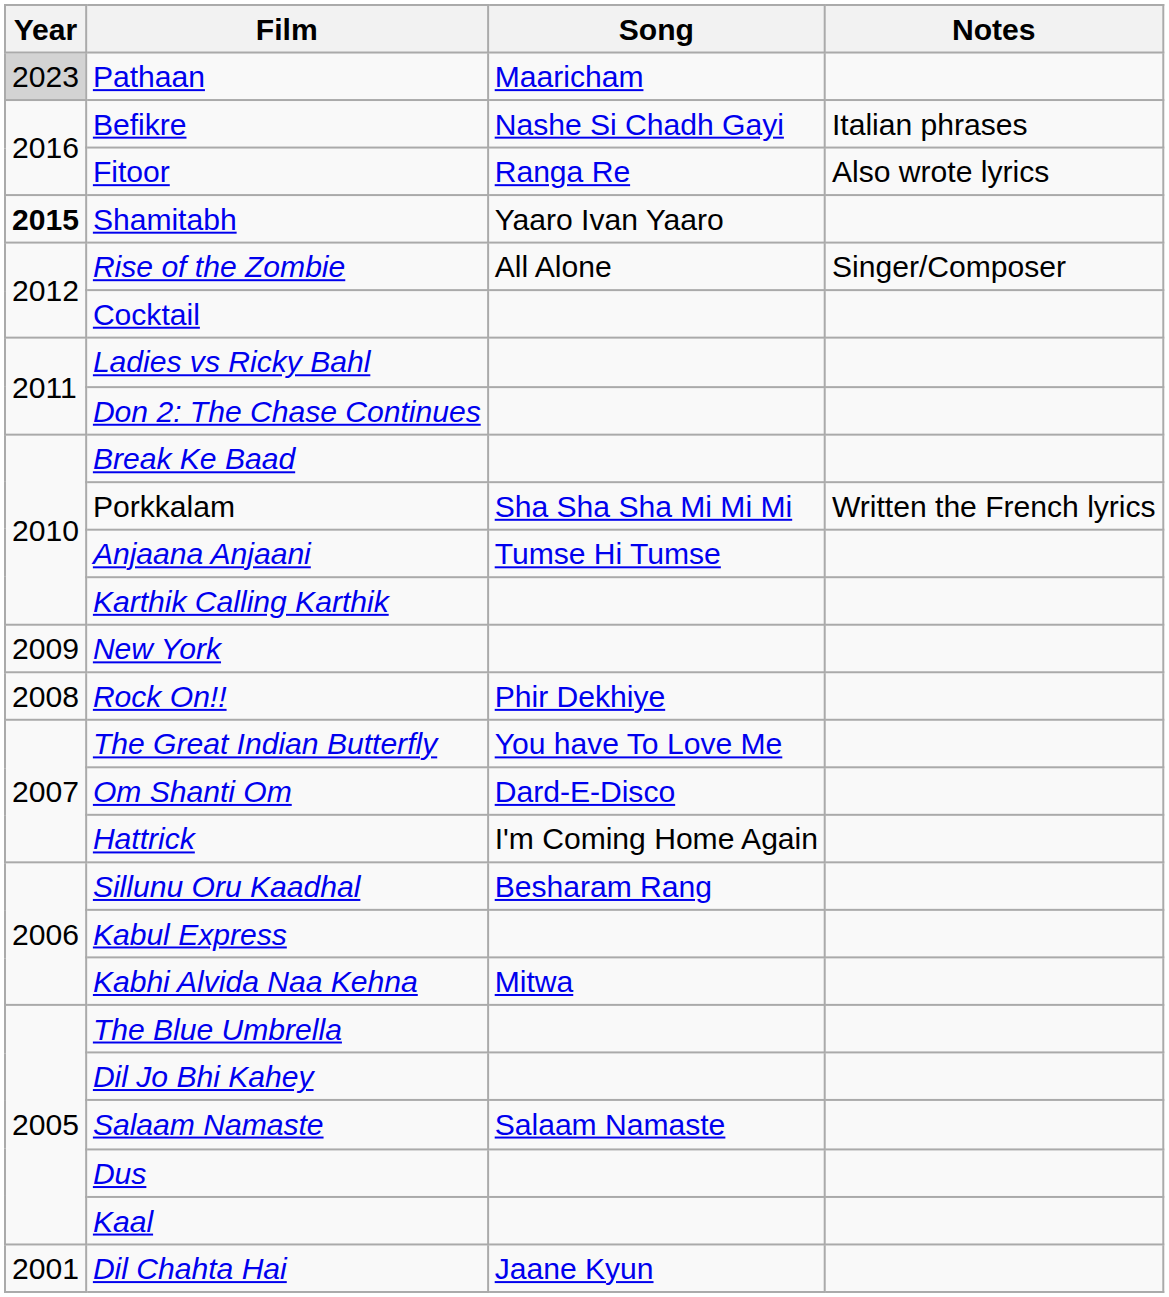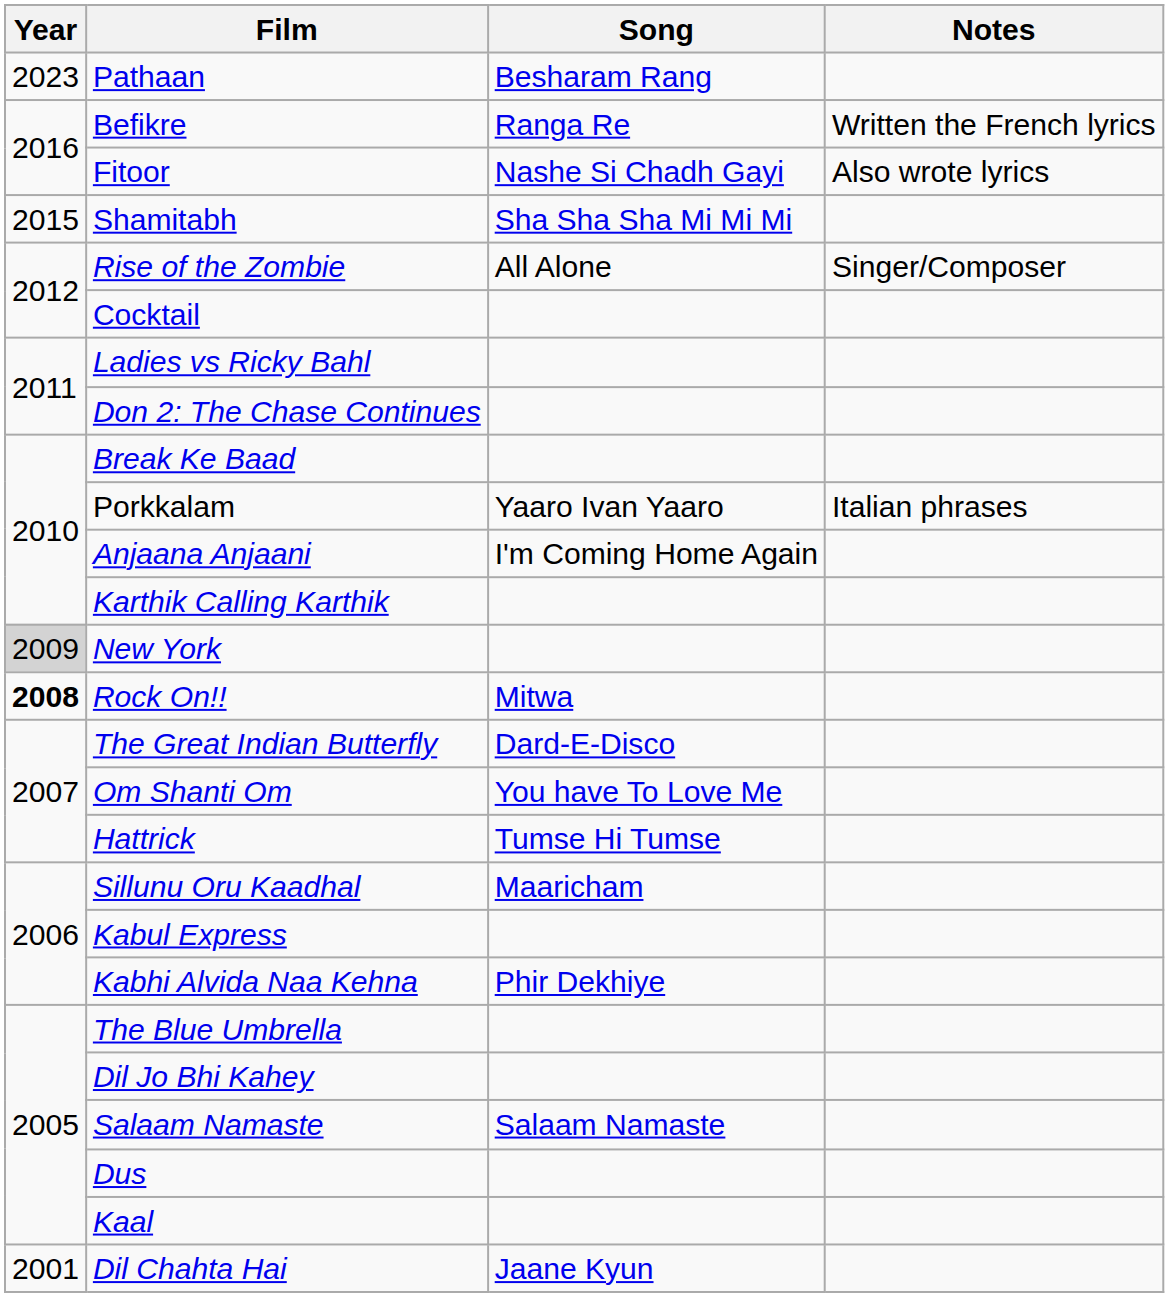(45, 77) lightgrey background -> (45, 77) no background
(569, 77) Maaricham -> (603, 77) Besharam Rang
(639, 124) Nashe Si Chadh Gayi -> (562, 124) Ranga Re
(930, 124) Italian phrases -> (994, 124) Written the French lyrics
(562, 172) Ranga Re -> (639, 172) Nashe Si Chadh Gayi
(45, 220) bold -> (45, 220) normal
(609, 220) Yaaro Ivan Yaaro -> (643, 220) Sha Sha Sha Mi Mi Mi
(643, 505) Sha Sha Sha Mi Mi Mi -> (609, 505) Yaaro Ivan Yaaro
(994, 505) Written the French lyrics -> (930, 505) Italian phrases
(608, 553) Tumse Hi Tumse -> (656, 553) I'm Coming Home Again
(45, 648) no background -> (45, 648) lightgrey background
(45, 696) normal -> (45, 696) bold
(580, 696) Phir Dekhiye -> (534, 696) Mitwa
(638, 744) You have To Love Me -> (585, 744) Dard-E-Disco
(585, 791) Dard-E-Disco -> (638, 791) You have To Love Me
(656, 839) I'm Coming Home Again -> (608, 839) Tumse Hi Tumse
(603, 887) Besharam Rang -> (569, 887) Maaricham
(534, 982) Mitwa -> (580, 982) Phir Dekhiye
